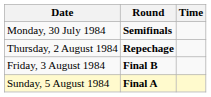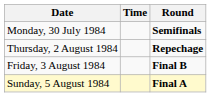columns swapped: (191, 13) <-> (148, 13)
